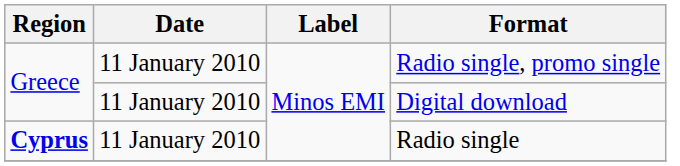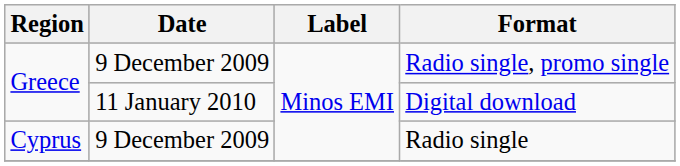(180, 62) 11 January 2010 -> (182, 62) 9 December 2009
(49, 140) bold -> (46, 140) normal
(180, 140) 11 January 2010 -> (182, 140) 9 December 2009
